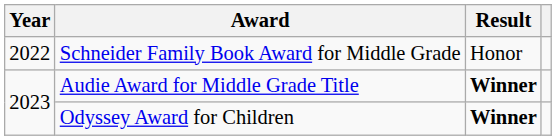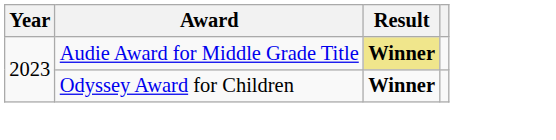- row: (260, 53)
(503, 85) no background -> (402, 53) khaki background
